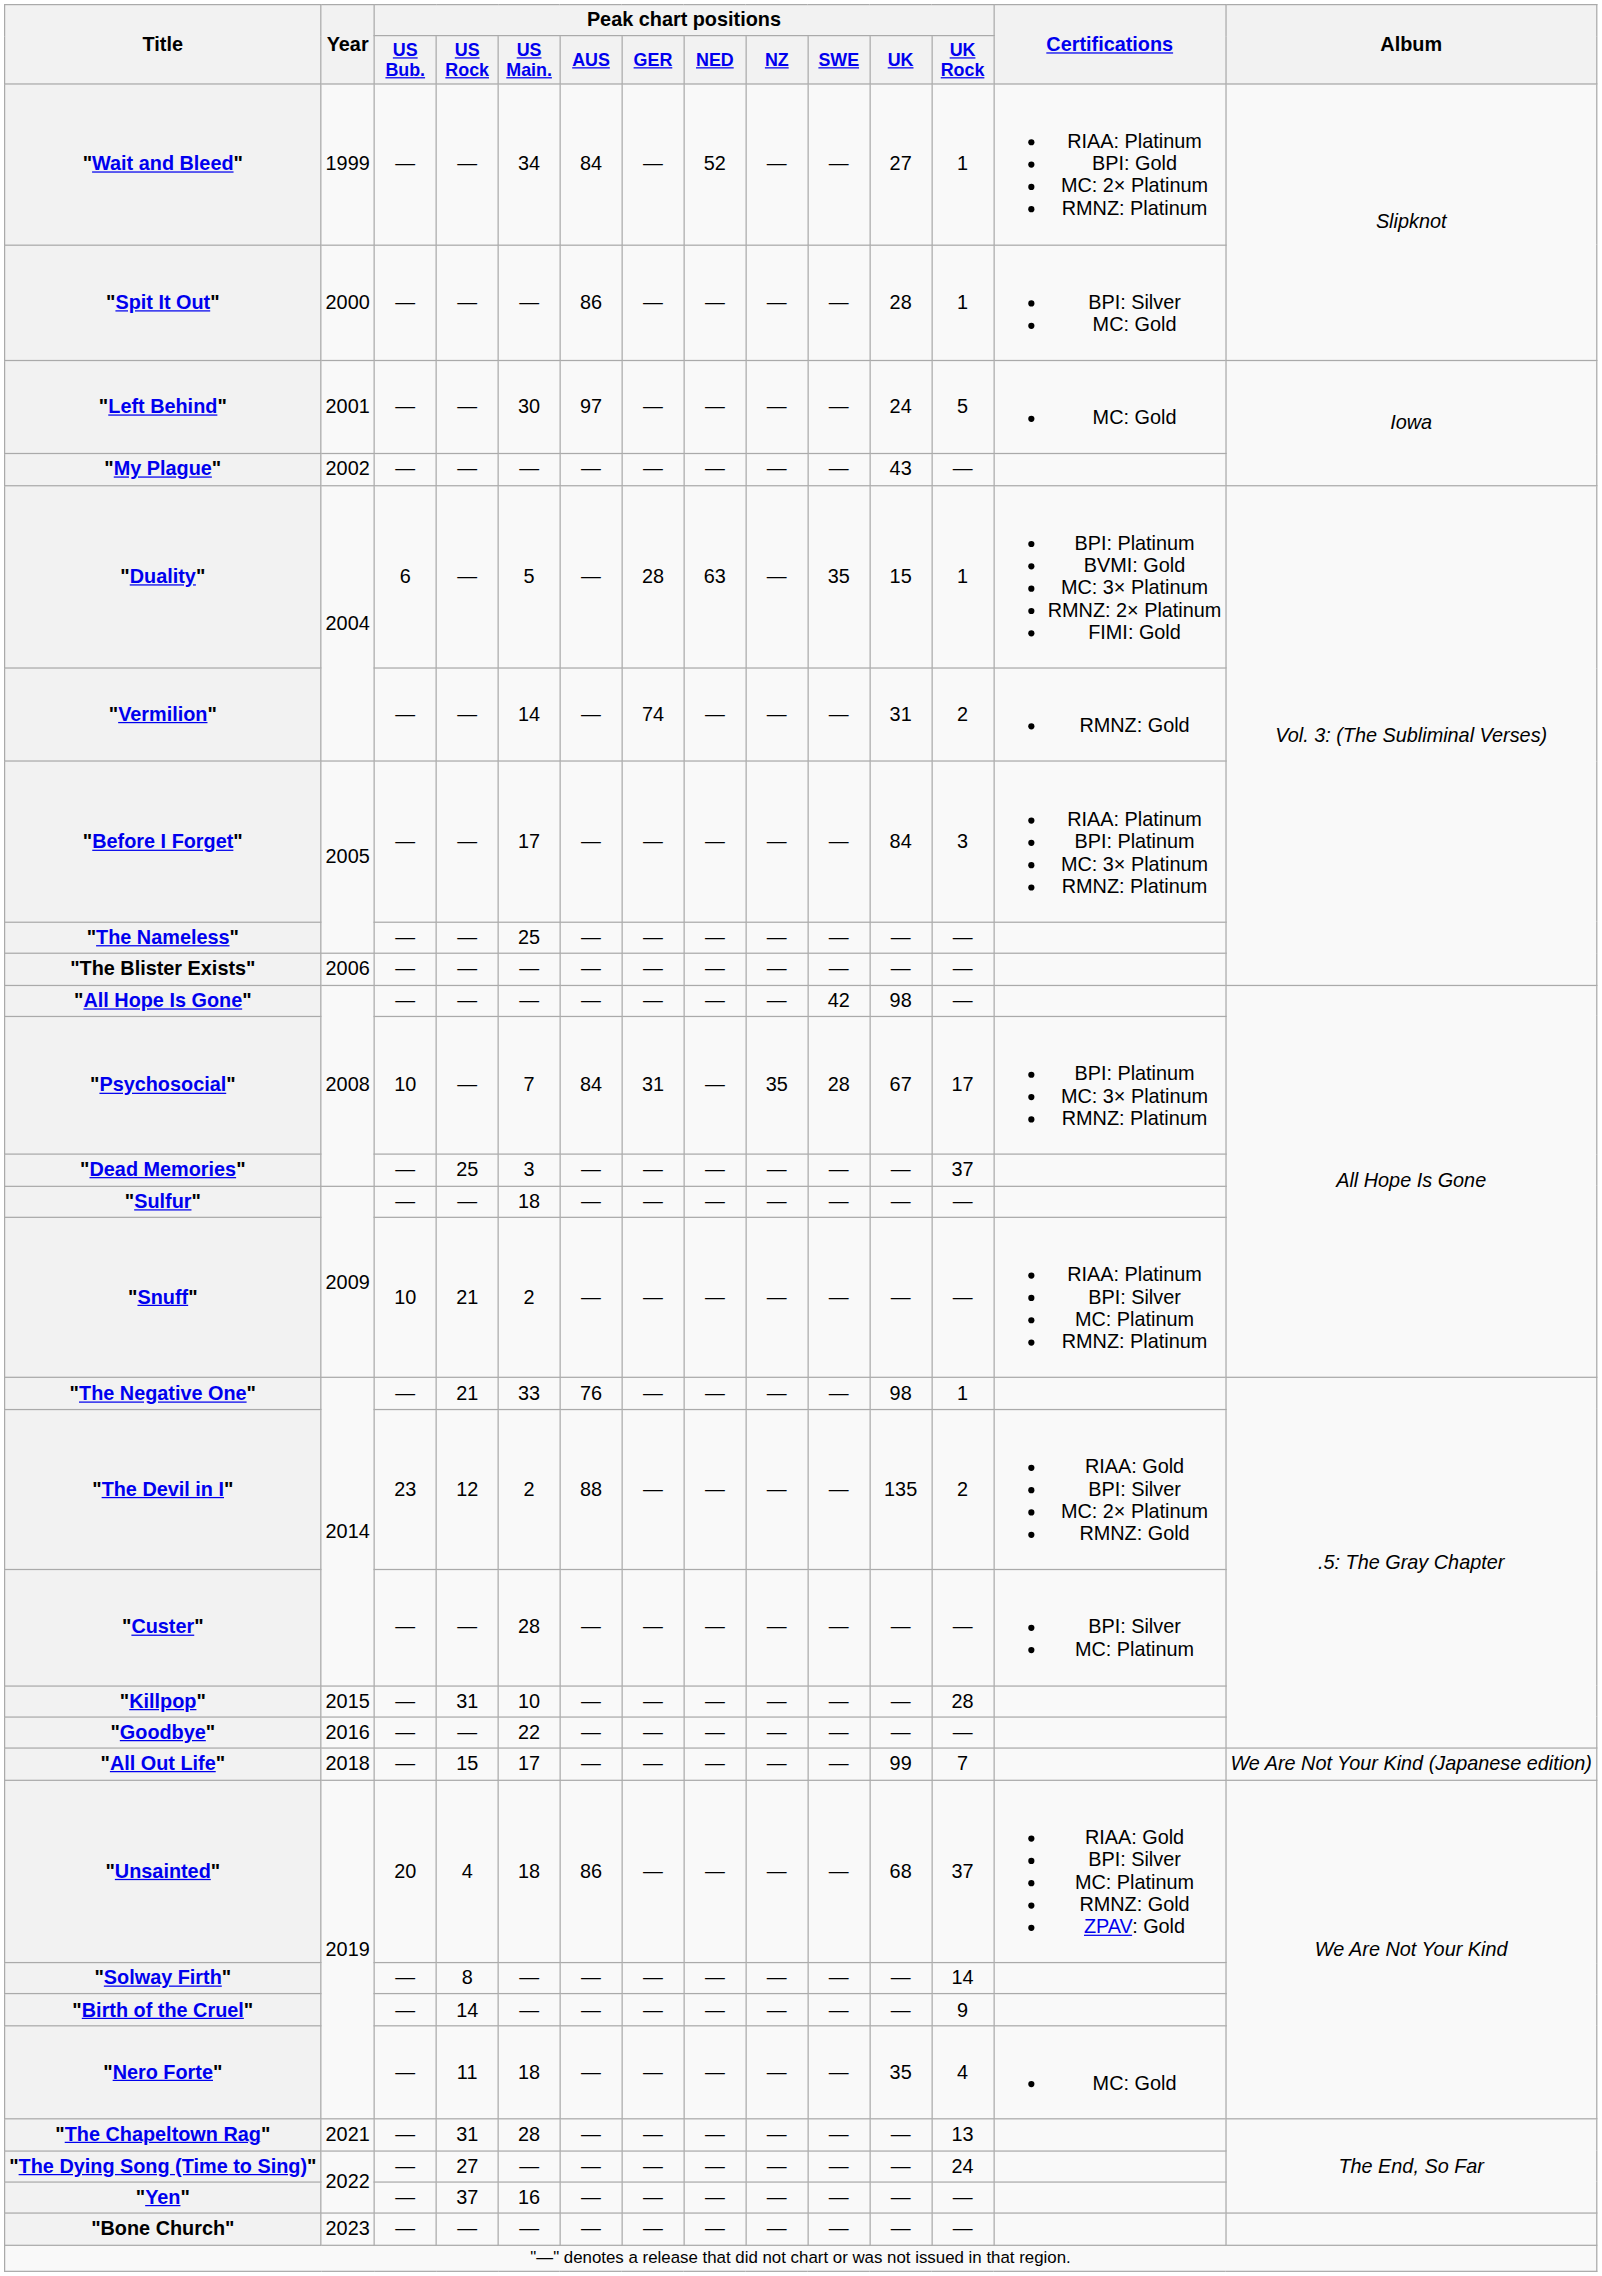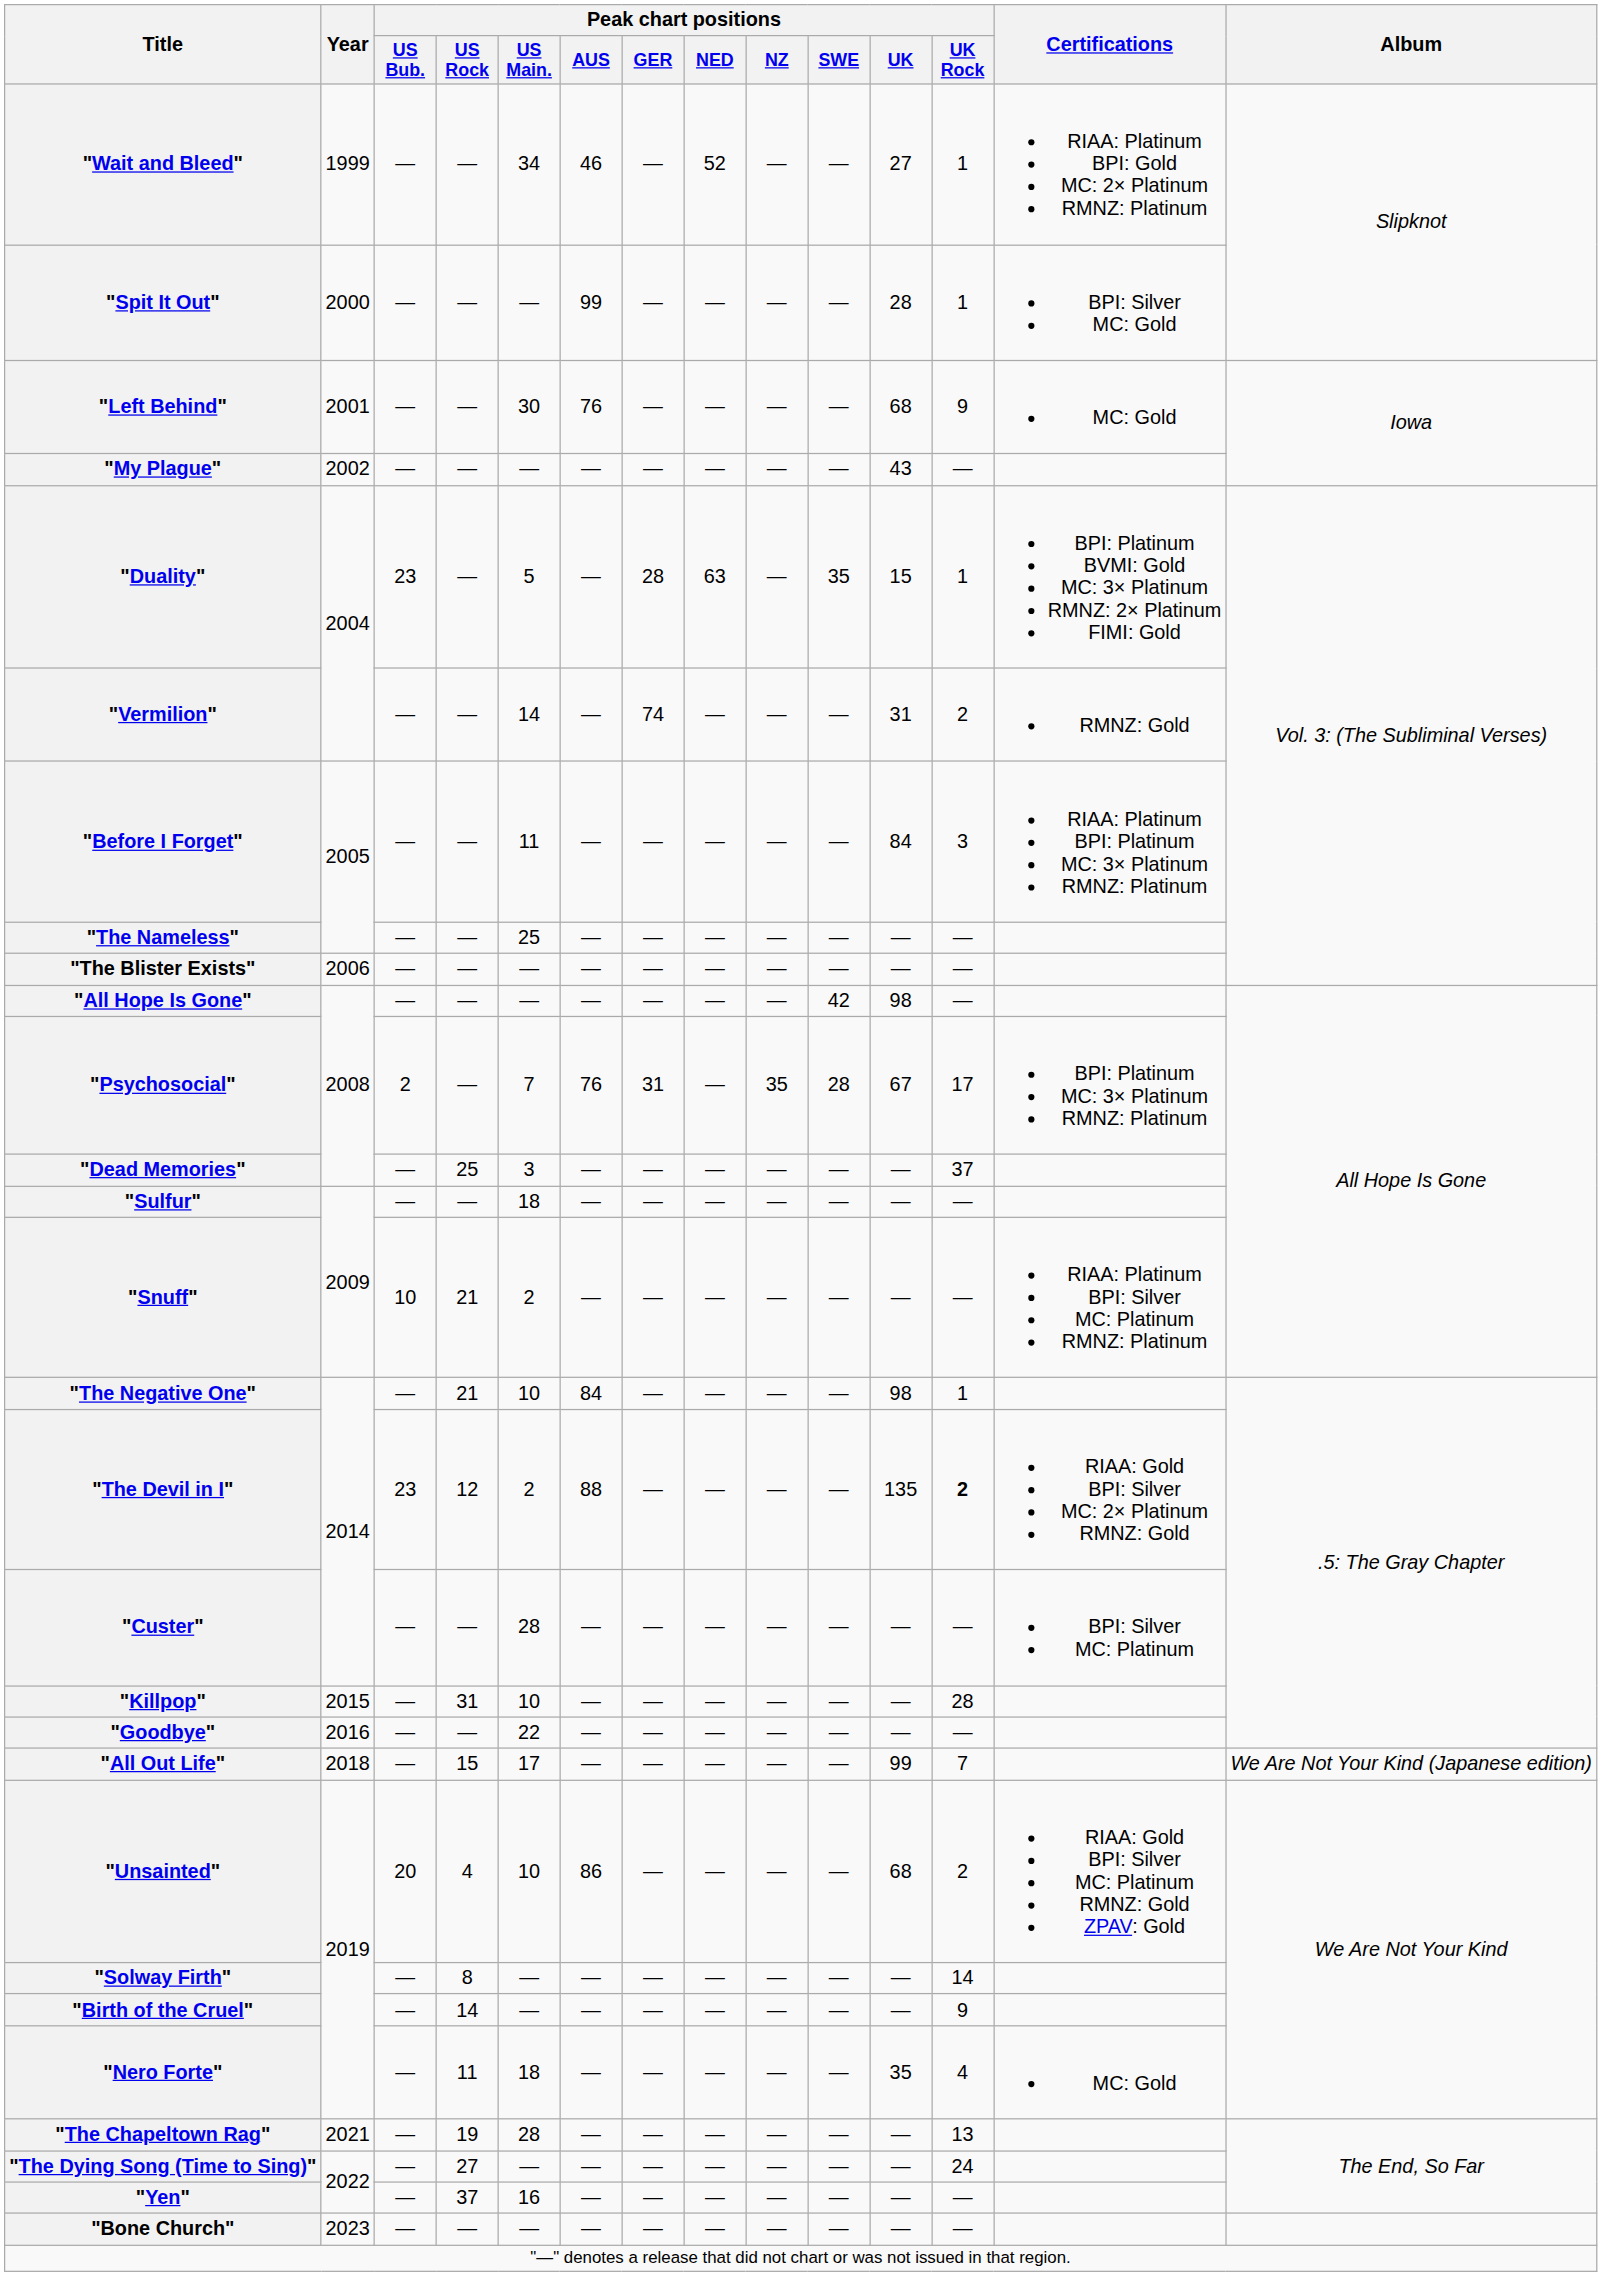(591, 164) 84 -> (591, 164) 46
(591, 302) 86 -> (591, 302) 99
(591, 406) 97 -> (591, 406) 76
(901, 406) 24 -> (901, 406) 68
(963, 406) 5 -> (963, 406) 9
(405, 576) 6 -> (405, 576) 23
(529, 841) 17 -> (529, 841) 11
(405, 1085) 10 -> (405, 1085) 2
(591, 1085) 84 -> (591, 1085) 76
(529, 1393) 33 -> (529, 1393) 10
(591, 1393) 76 -> (591, 1393) 84
(963, 1489) normal -> (963, 1489) bold
(529, 1871) 18 -> (529, 1871) 10
(963, 1871) 37 -> (963, 1871) 2
(467, 2134) 31 -> (467, 2134) 19
